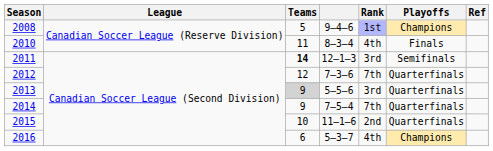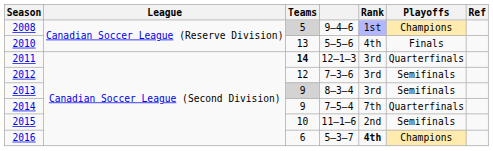(303, 28) no background -> (303, 28) lightgrey background
(303, 44) 11 -> (303, 44) 13
(339, 44) 8–3–4 -> (339, 44) 5–5–6
(426, 59) Semifinals -> (426, 59) Quarterfinals
(373, 75) 7th -> (373, 75) 3rd
(426, 75) Quarterfinals -> (426, 75) Semifinals
(339, 91) 5–5–6 -> (339, 91) 8–3–4
(426, 91) Quarterfinals -> (426, 91) Semifinals
(426, 122) Quarterfinals -> (426, 122) Semifinals
(373, 138) normal -> (373, 138) bold
